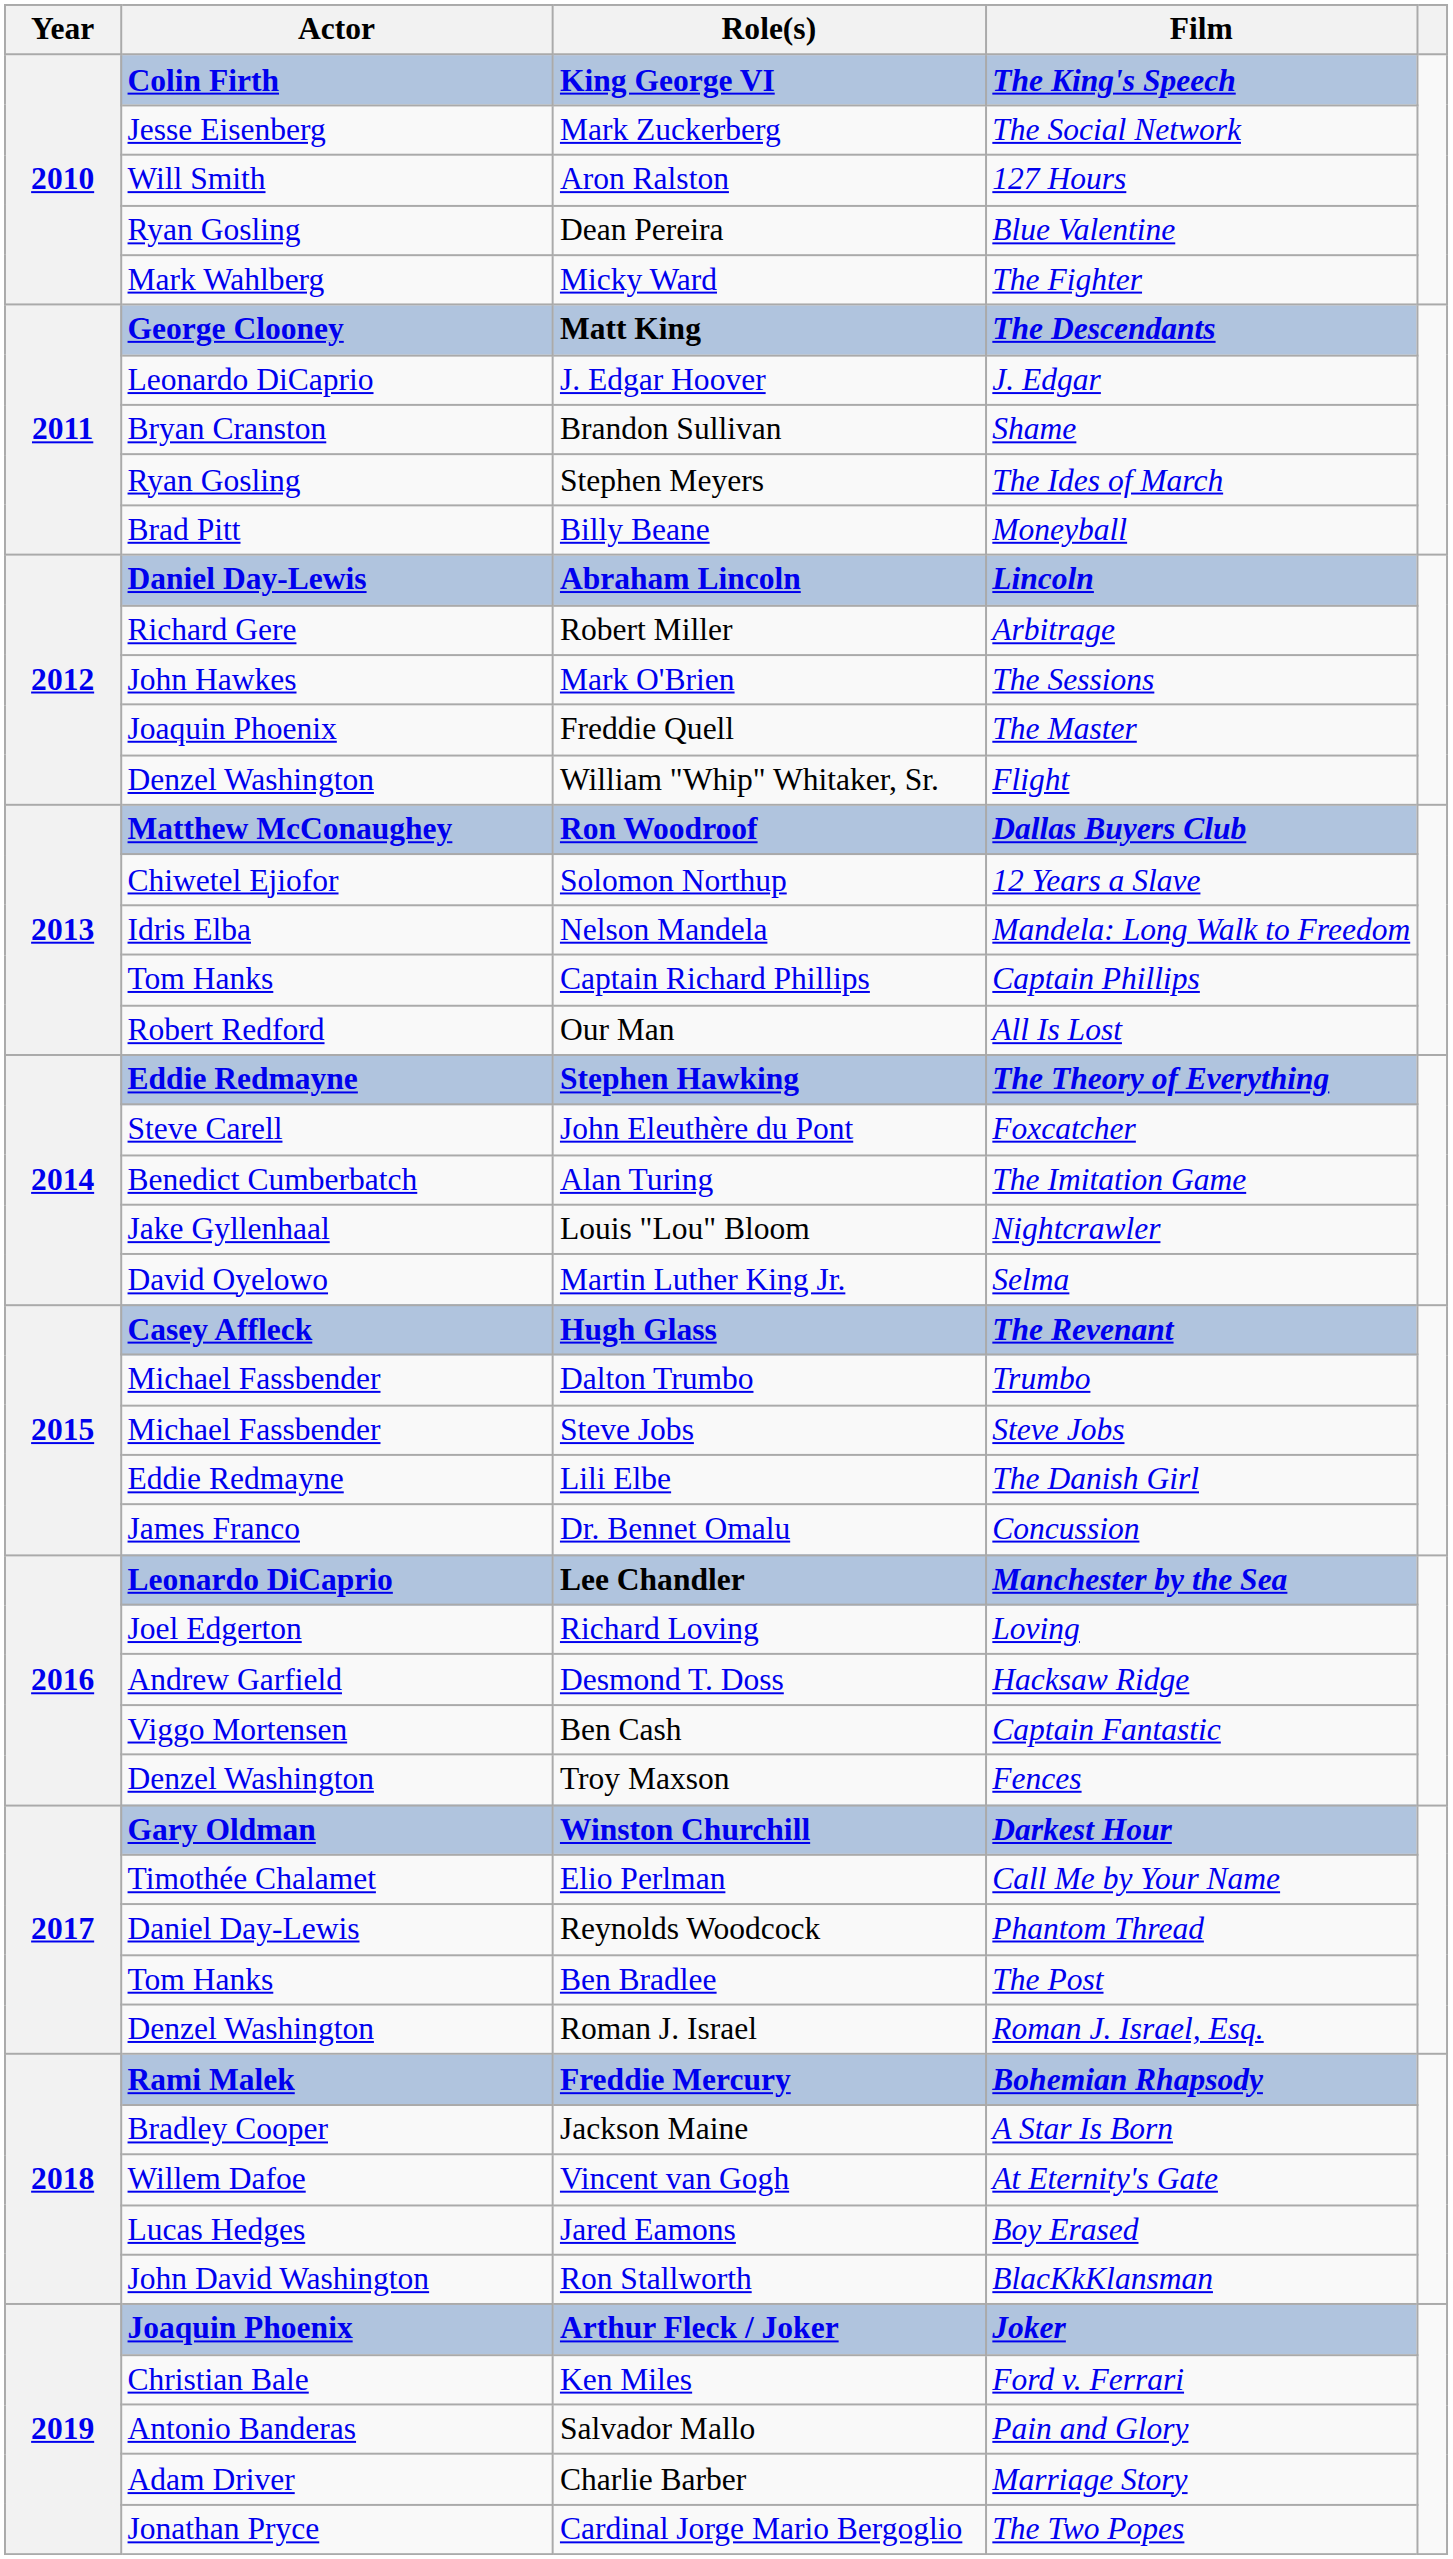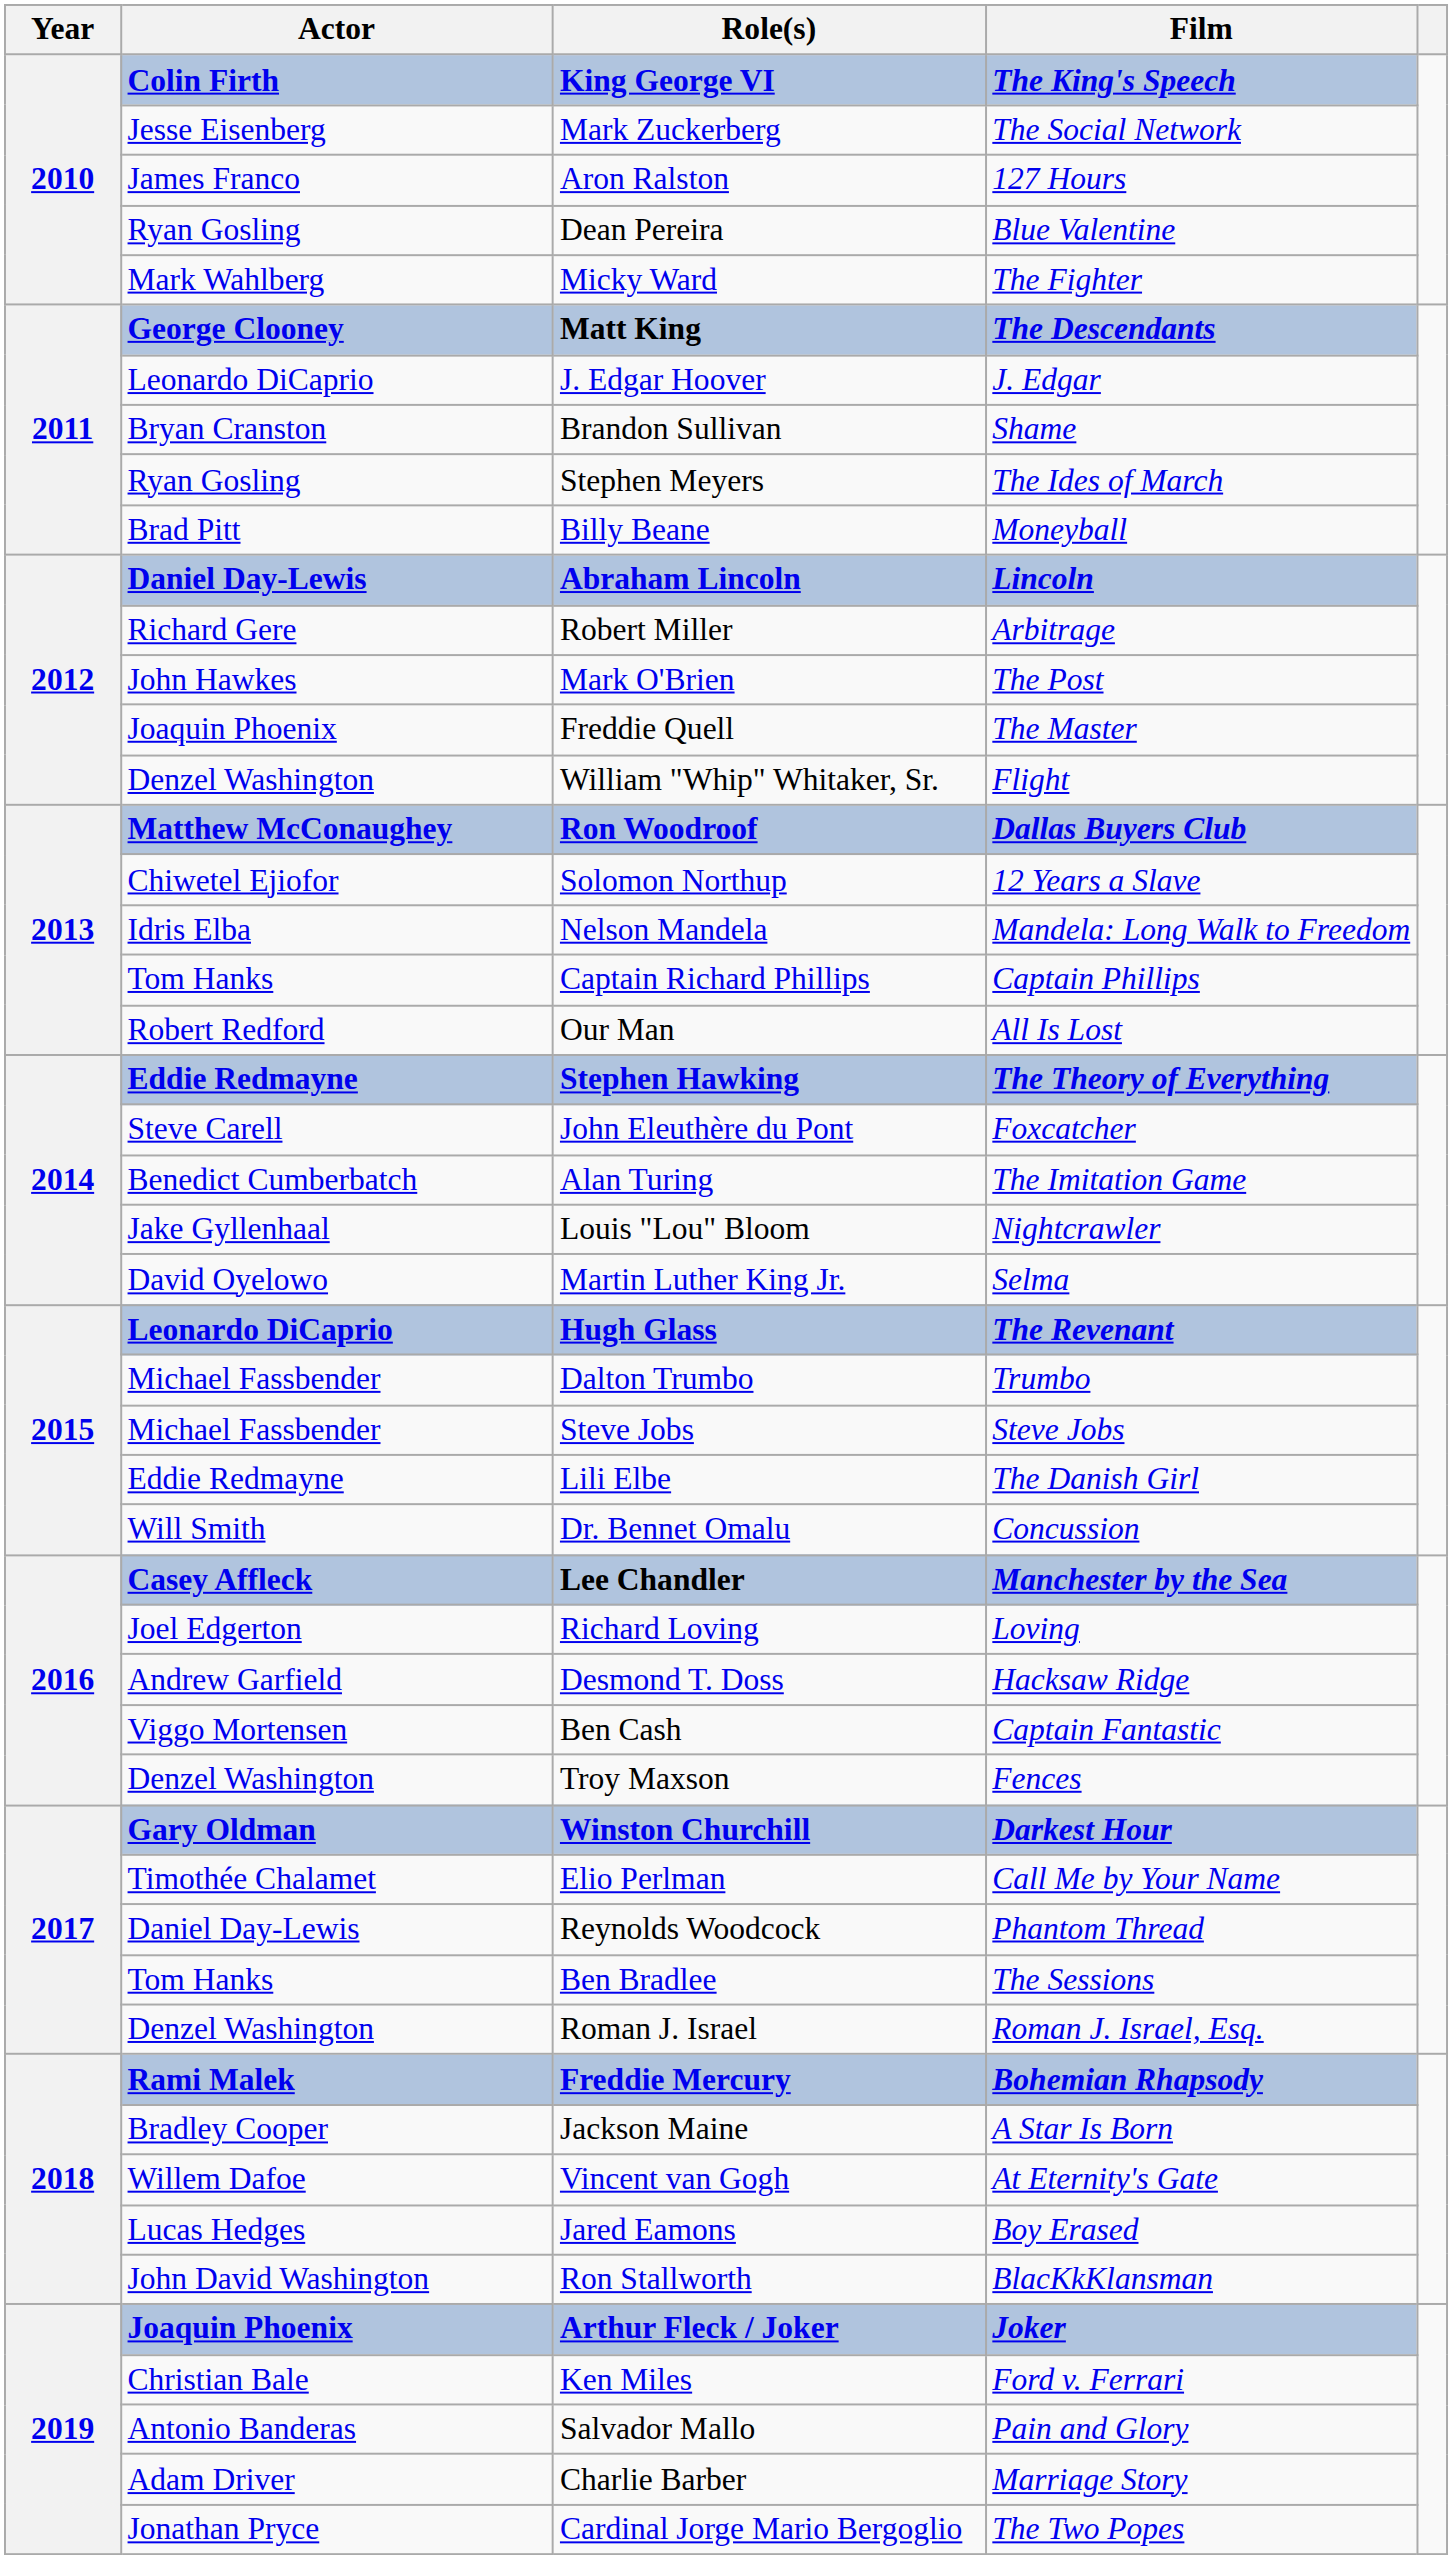(197, 179) Will Smith -> (214, 179) James Franco
(1073, 679) The Sessions -> (1048, 679) The Post
(220, 1329) Casey Affleck -> (260, 1329) Leonardo DiCaprio
(214, 1529) James Franco -> (197, 1529) Will Smith
(260, 1579) Leonardo DiCaprio -> (220, 1579) Casey Affleck
(1048, 1979) The Post -> (1073, 1979) The Sessions
